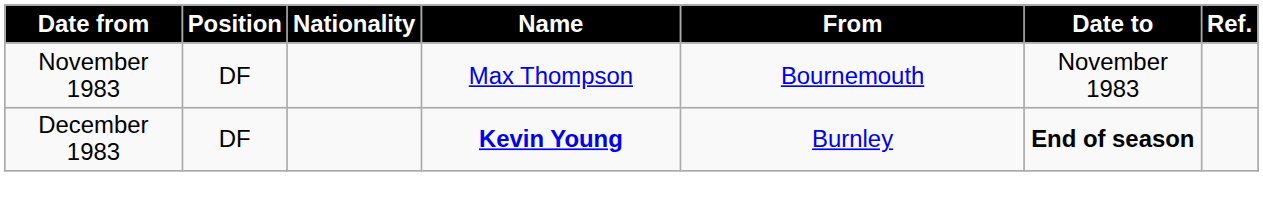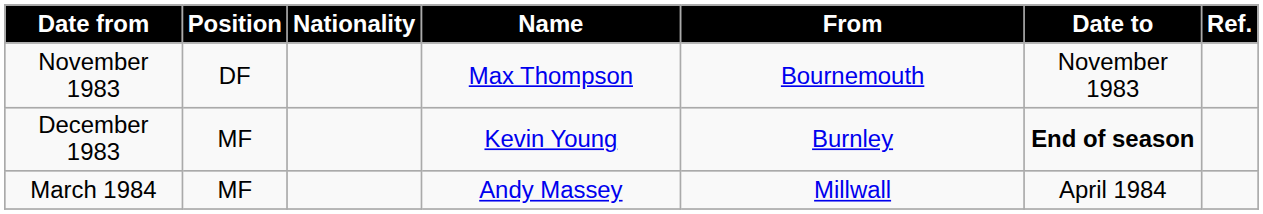(235, 139) DF -> (235, 139) MF
(551, 139) bold -> (551, 139) normal
+ row: (93, 191)
